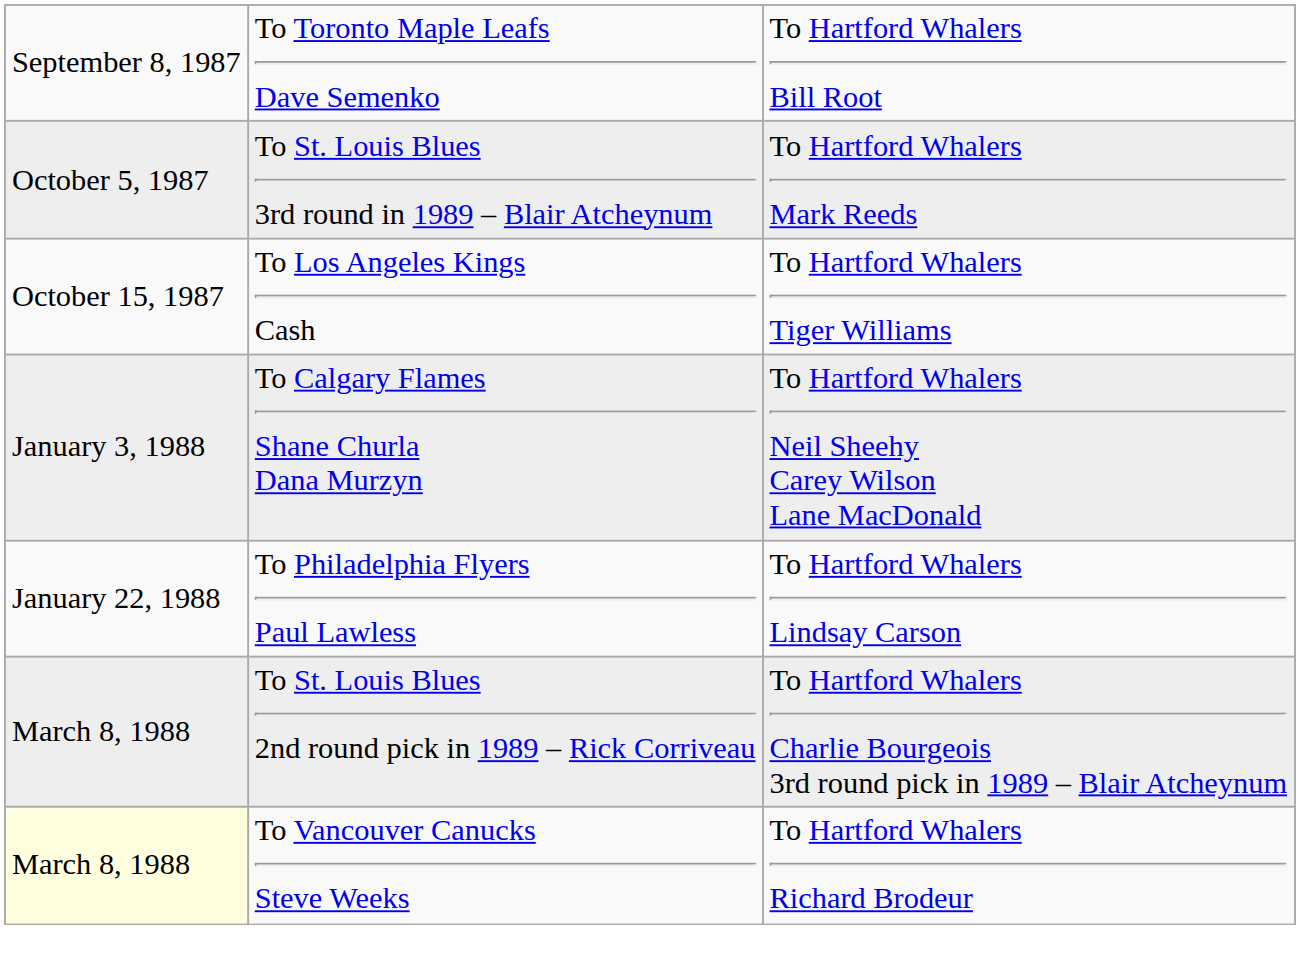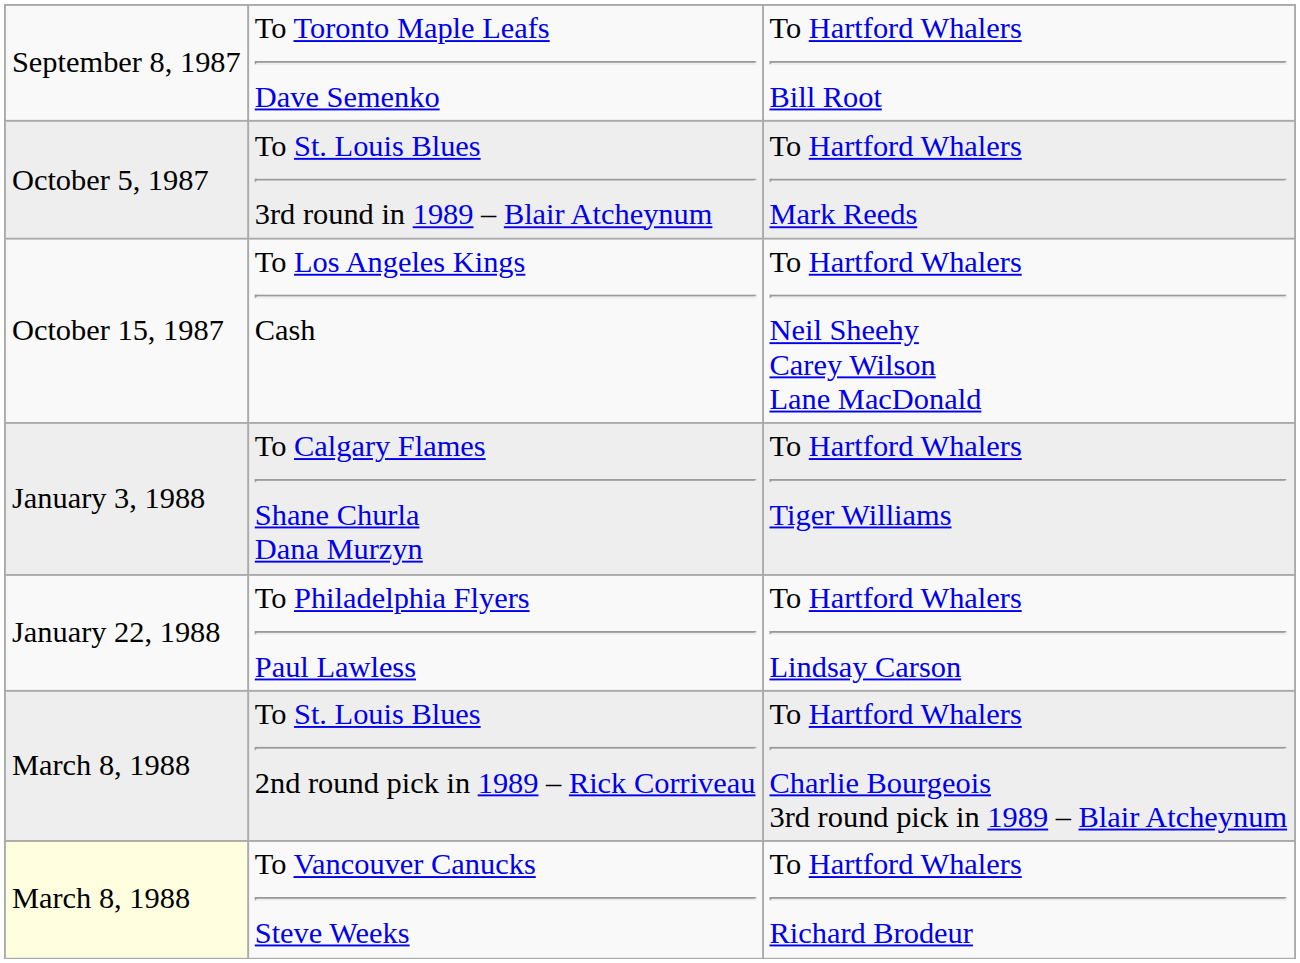(1028, 296) To Hartford Whalers Tiger Williams -> (1028, 330) To Hartford Whalers Neil Sheehy Carey Wilson Lane MacDonald
(1028, 446) To Hartford Whalers Neil Sheehy Carey Wilson Lane MacDonald -> (1028, 481) To Hartford Whalers Tiger Williams
